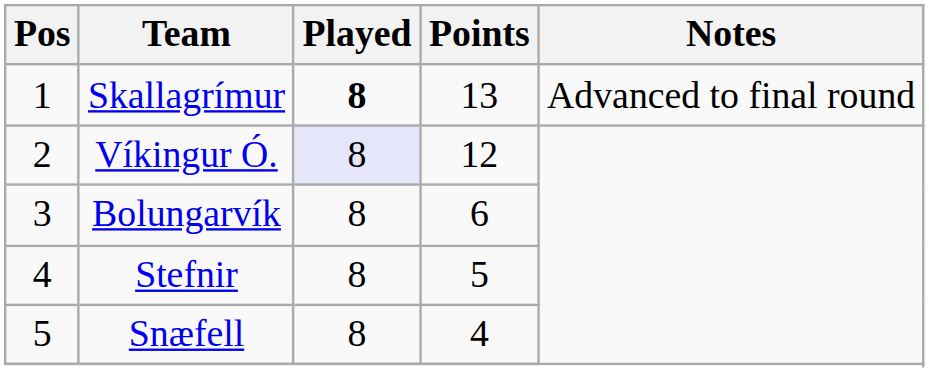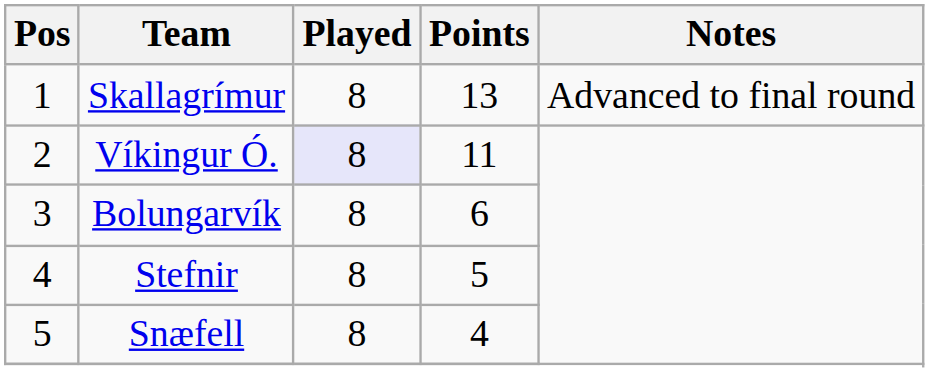(357, 94) bold -> (357, 94) normal
(479, 154) 12 -> (479, 154) 11
